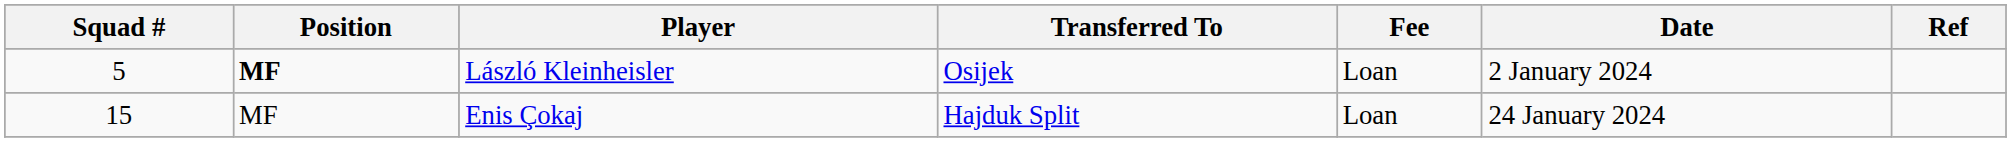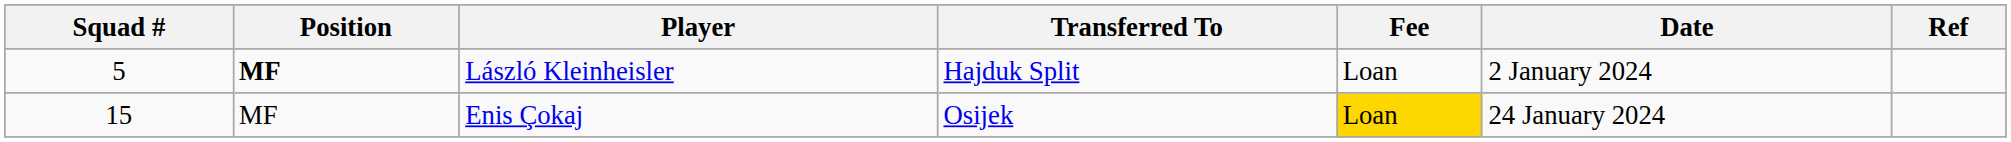(978, 70) Osijek -> (1011, 70) Hajduk Split
(1011, 114) Hajduk Split -> (978, 114) Osijek
(1370, 114) no background -> (1370, 114) gold background
